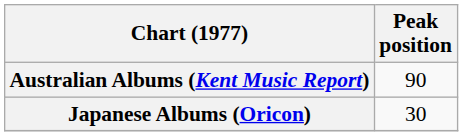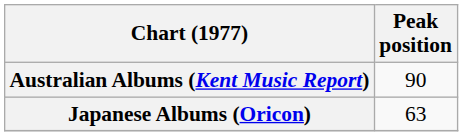(416, 113) 30 -> (416, 113) 63
